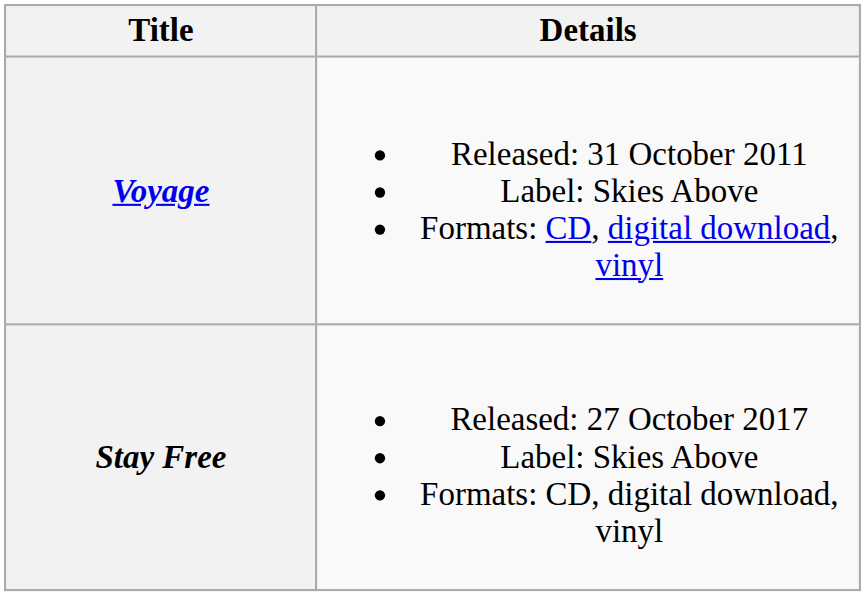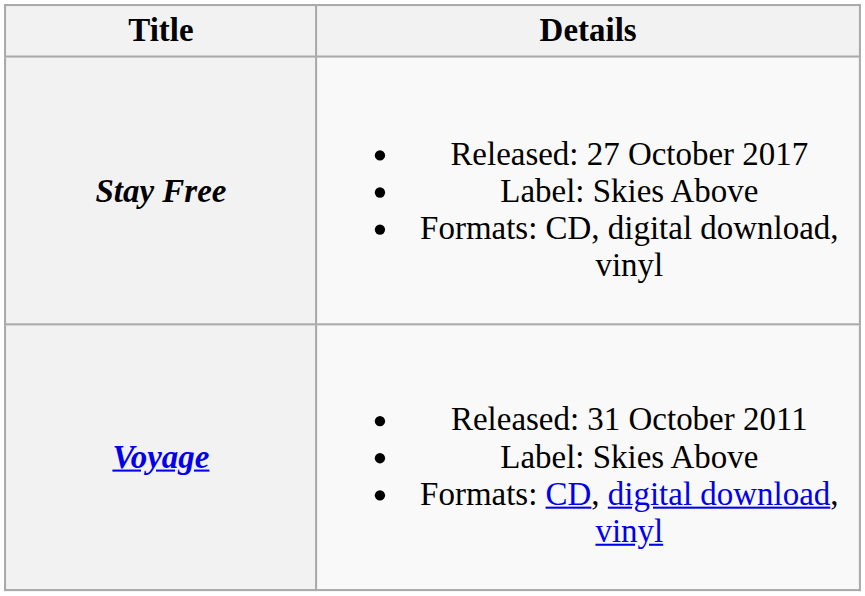rows swapped: (161, 190) <-> (161, 456)
